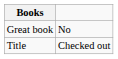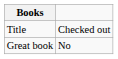rows swapped: (16, 45) <-> (30, 29)
